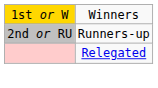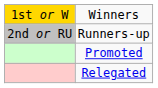+ row: (114, 53)
